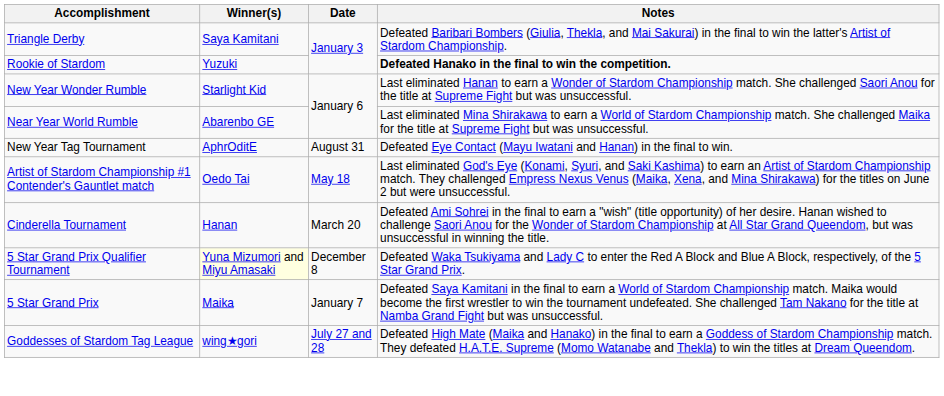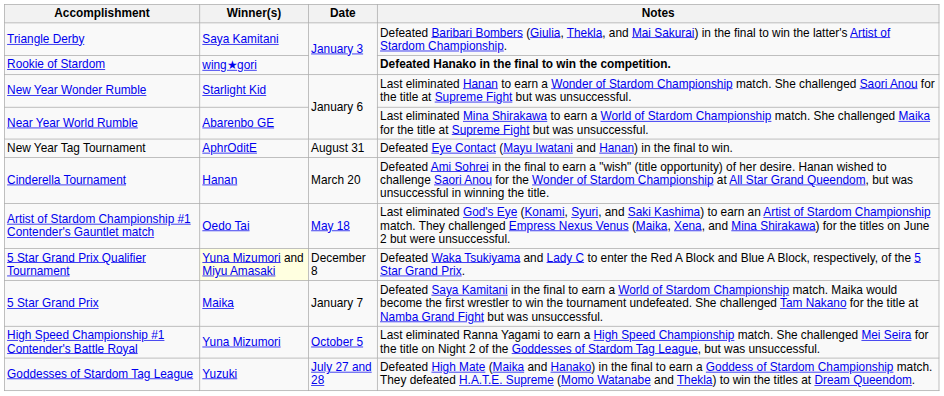(220, 64) Yuzuki -> (230, 65) wing★gori
rows swapped: (67, 225) <-> (99, 179)
+ row: (86, 342)
(230, 341) wing★gori -> (220, 374) Yuzuki
